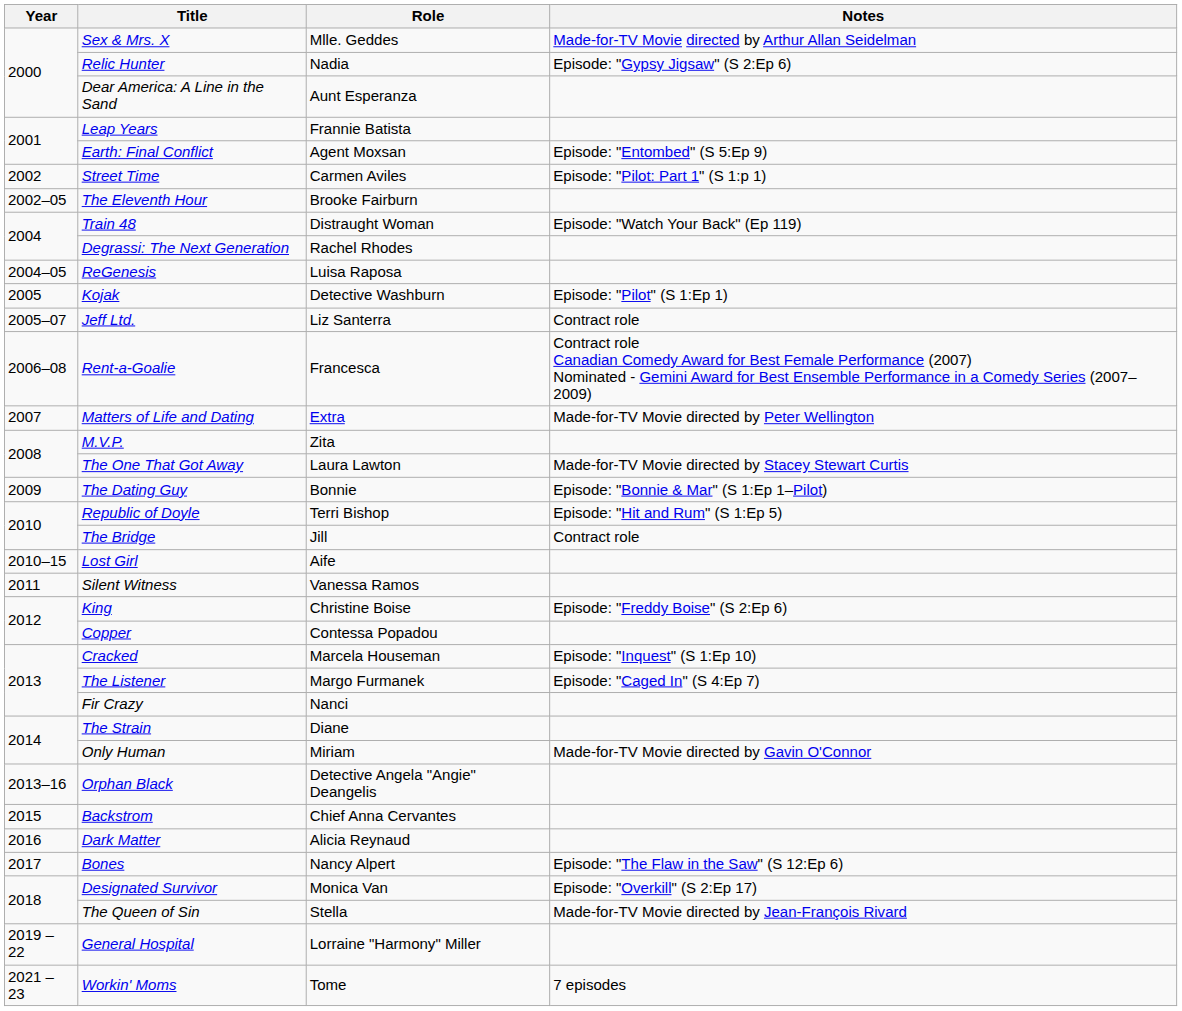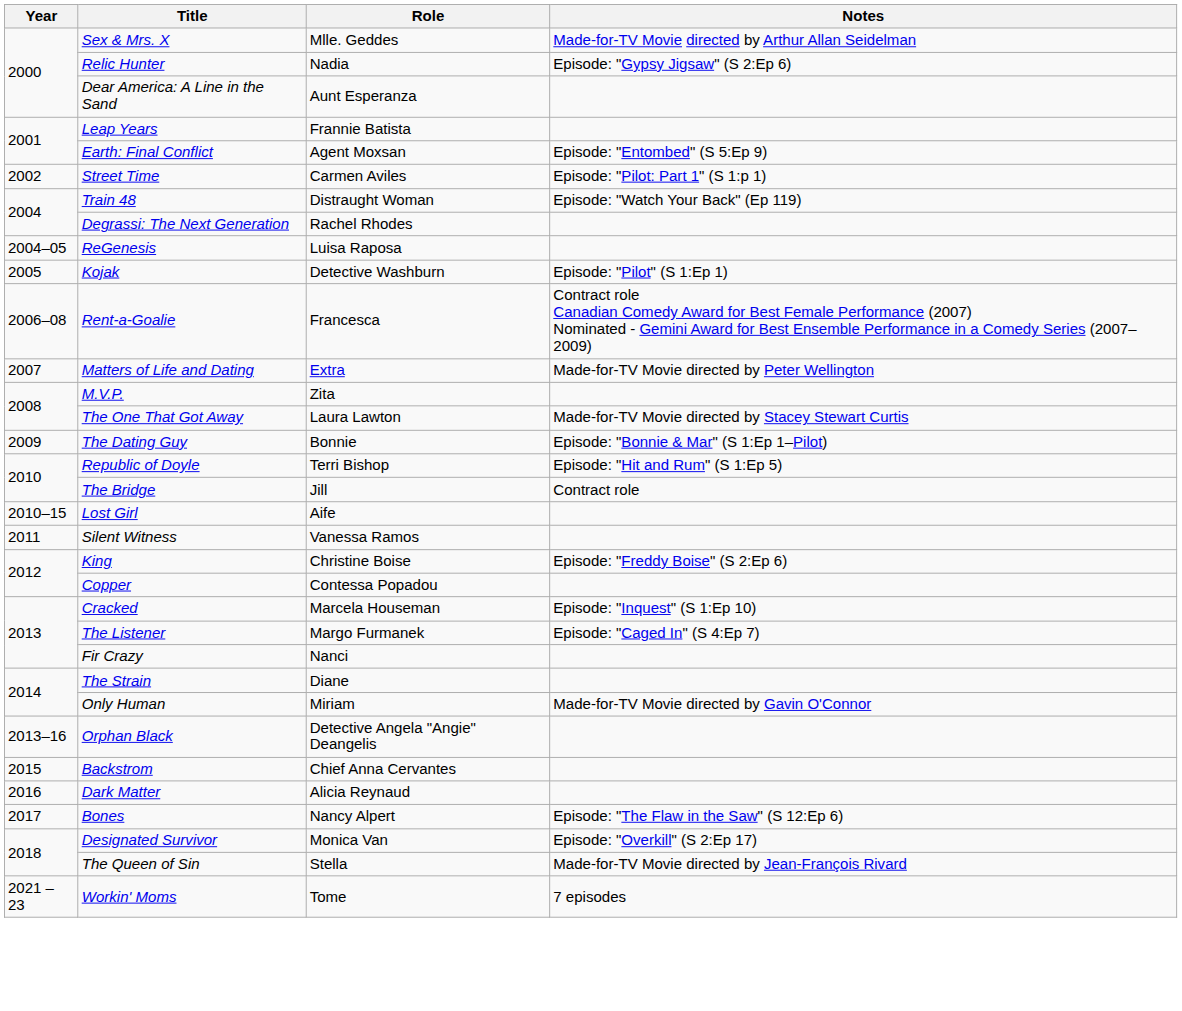- row: (144, 200)
- row: (108, 319)
- row: (138, 944)
